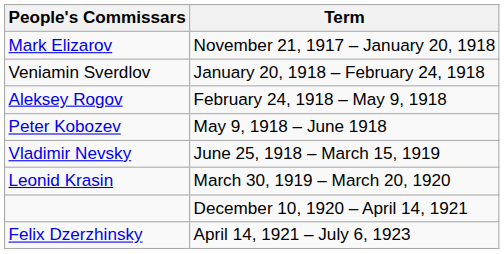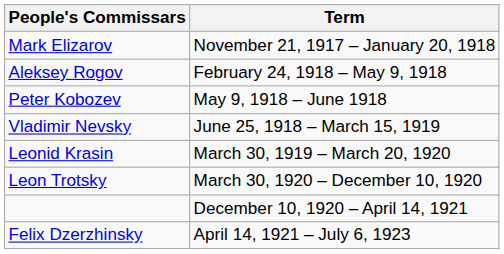- row: (79, 72)
+ row: (57, 180)
